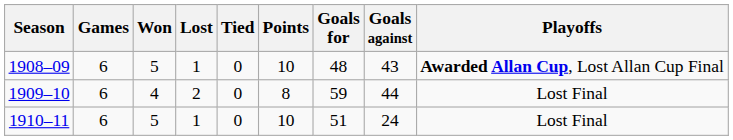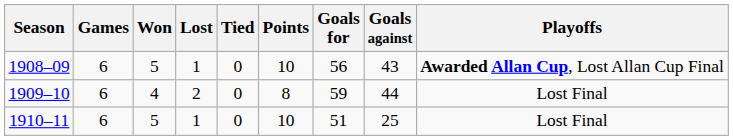(338, 65) 48 -> (338, 65) 56
(390, 120) 24 -> (390, 120) 25
